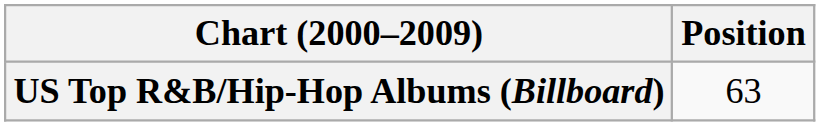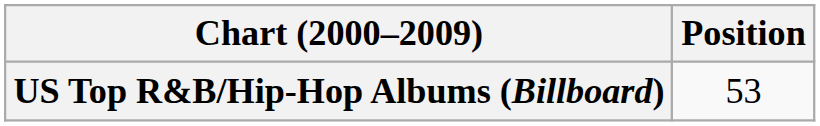(744, 90) 63 -> (744, 90) 53
